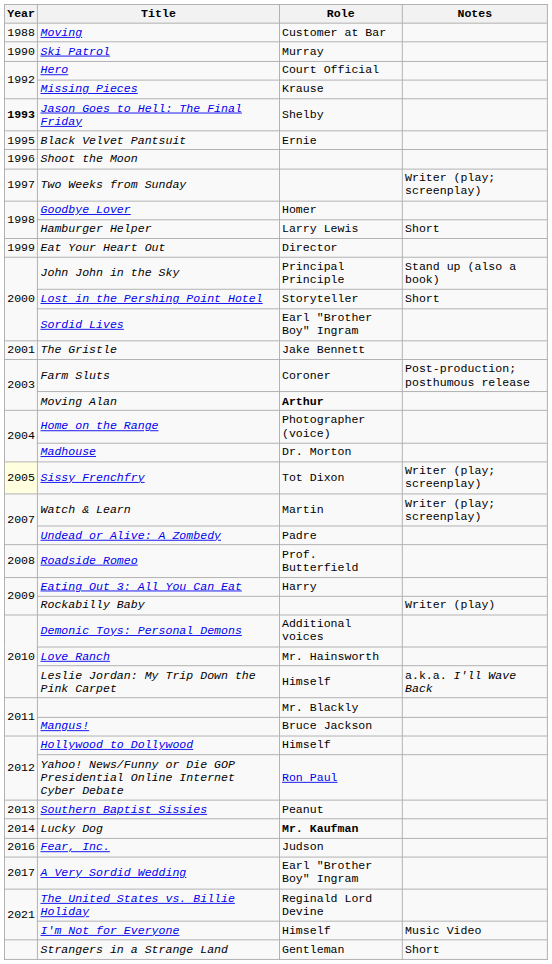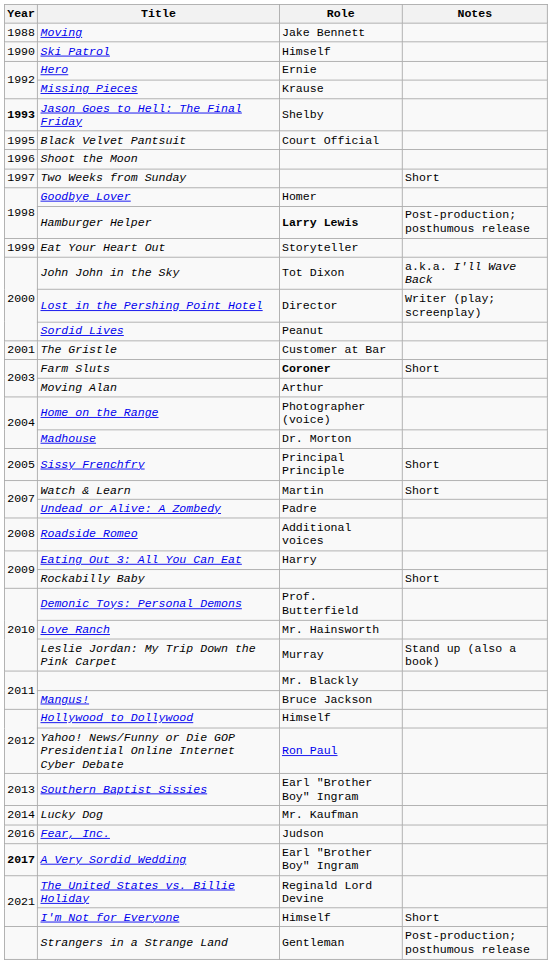(334, 33) Customer at Bar -> (324, 33) Jake Bennett
(303, 52) Murray -> (306, 52) Himself
(331, 70) Court Official -> (299, 70) Ernie
(299, 140) Ernie -> (331, 140) Court Official
(450, 185) Writer (play; screenplay) -> (422, 178) Short
(320, 229) normal -> (320, 222) bold
(422, 229) Short -> (468, 222) Post-production; posthumous release
(310, 248) Director -> (320, 248) Storyteller
(313, 274) Principal Principle -> (313, 274) Tot Dixon
(461, 274) Stand up (also a book) -> (461, 274) a.k.a. I'll Wave Back
(320, 299) Storyteller -> (310, 306) Director
(422, 299) Short -> (450, 306) Writer (play; screenplay)
(327, 325) Earl "Brother Boy" Ingram -> (303, 331) Peanut
(324, 350) Jake Bennett -> (334, 350) Customer at Bar
(306, 376) normal -> (306, 369) bold
(468, 376) Post-production; posthumous release -> (422, 369) Short
(303, 401) bold -> (303, 388) normal
(21, 478) lightyellow background -> (21, 464) no background
(313, 478) Tot Dixon -> (313, 464) Principal Principle
(450, 478) Writer (play; screenplay) -> (422, 464) Short
(450, 510) Writer (play; screenplay) -> (422, 490) Short
(320, 561) Prof. Butterfield -> (317, 534) Additional voices
(450, 605) Writer (play) -> (422, 579) Short
(317, 631) Additional voices -> (320, 604) Prof. Butterfield
(306, 682) Himself -> (303, 655) Murray
(461, 682) a.k.a. I'll Wave Back -> (461, 655) Stand up (also a book)
(303, 810) Peanut -> (327, 790) Earl "Brother Boy" Ingram
(320, 829) bold -> (320, 815) normal
(21, 873) normal -> (21, 860) bold
(443, 931) Music Video -> (422, 917) Short
(422, 950) Short -> (468, 943) Post-production; posthumous release
